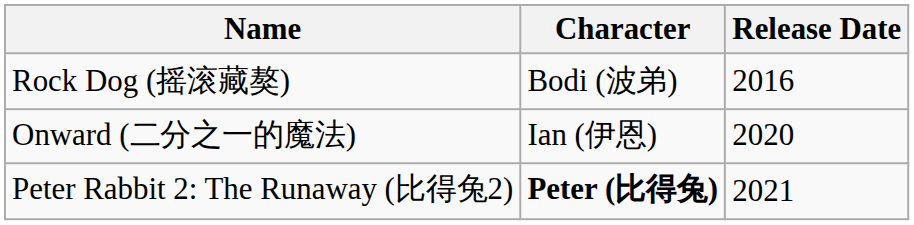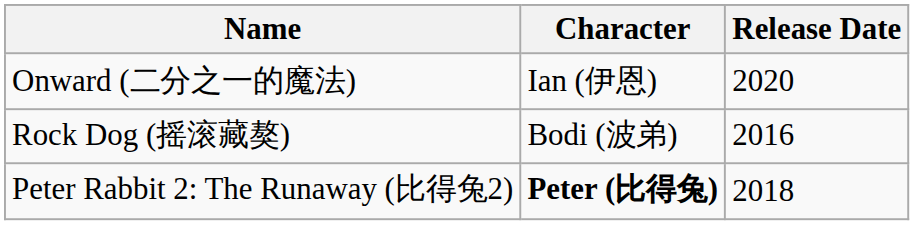rows swapped: (151, 79) <-> (184, 134)
(763, 190) 2021 -> (763, 190) 2018
